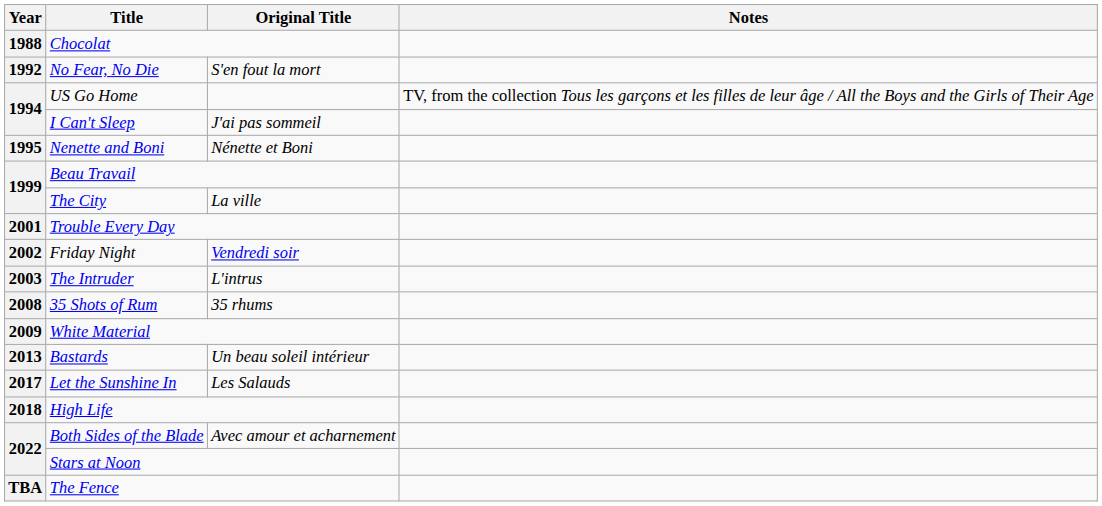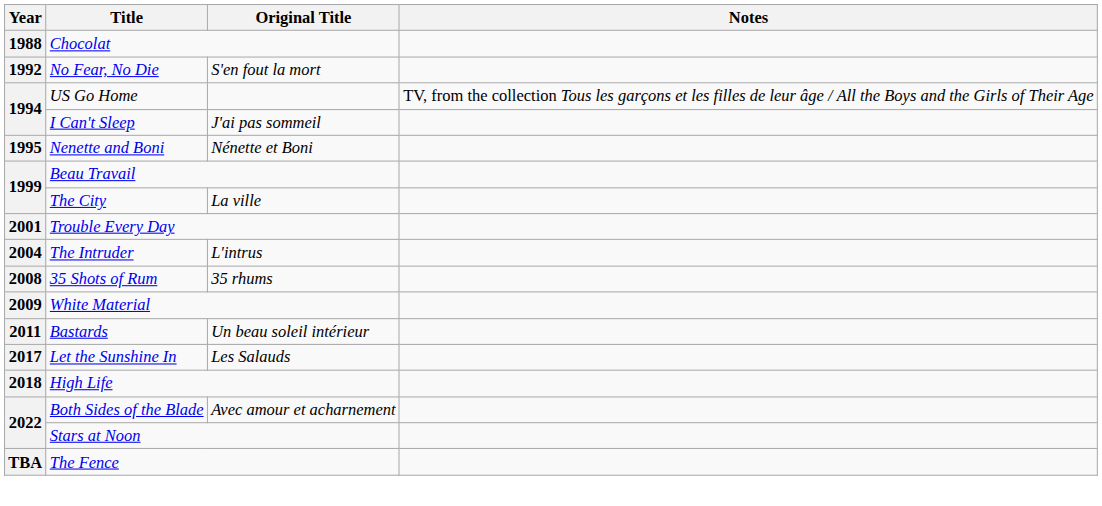- row: (93, 252)
(25, 278) 2003 -> (25, 252) 2004
(25, 357) 2013 -> (25, 331) 2011
